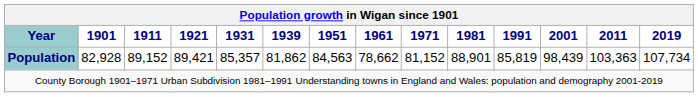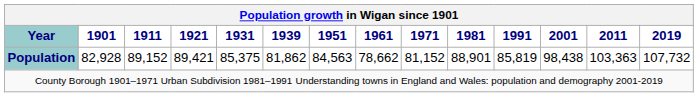(240, 58) 85,357 -> (240, 58) 85,375
(563, 58) 98,439 -> (563, 58) 98,438
(667, 58) 107,734 -> (667, 58) 107,732
